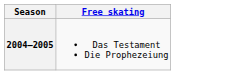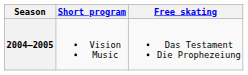+ column: (92, 11)
